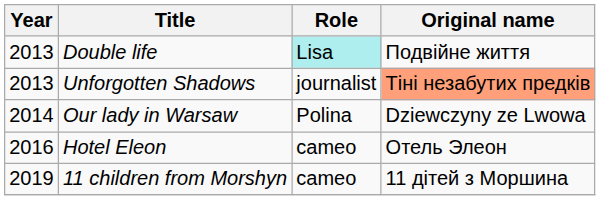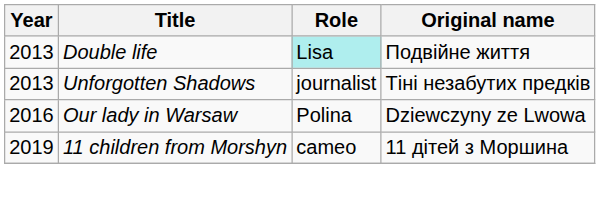(488, 83) lightsalmon background -> (488, 83) no background
(31, 115) 2014 -> (31, 115) 2016
- row: (115, 147)
